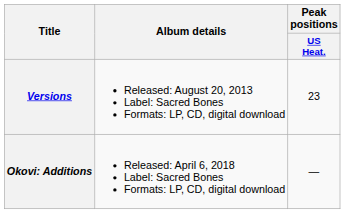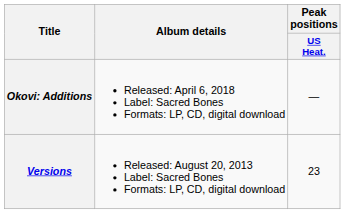rows swapped: (49, 96) <-> (49, 171)
